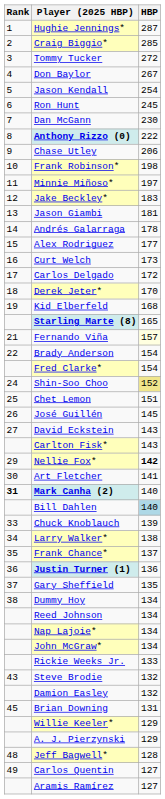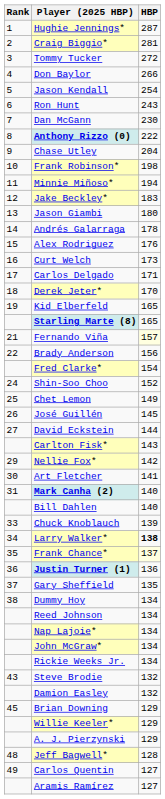(150, 44) 285 -> (150, 44) 281
(150, 74) 267 -> (150, 74) 266
(150, 105) 245 -> (150, 105) 243
(150, 152) 206 -> (150, 152) 204
(150, 183) 197 -> (150, 183) 194
(150, 214) 181 -> (150, 214) 180
(150, 245) 177 -> (150, 245) 176
(150, 276) 172 -> (150, 276) 171
(150, 306) 168 -> (150, 306) 165
(150, 353) 154 -> (150, 353) 156
(150, 384) khaki background -> (150, 384) no background
(150, 399) 151 -> (150, 399) 149
(150, 430) 143 -> (150, 430) 144
(150, 461) bold -> (150, 461) normal
(12, 492) bold -> (12, 492) normal
(150, 508) lightblue background -> (150, 508) no background
(150, 538) normal -> (150, 538) bold
(150, 554) no background -> (150, 554) lightyellow background
(150, 662) 133 -> (150, 662) 134
(150, 709) 131 -> (150, 709) 129
